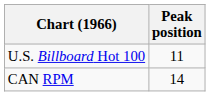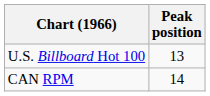(177, 56) 11 -> (177, 56) 13
